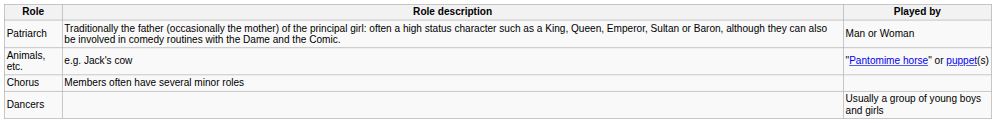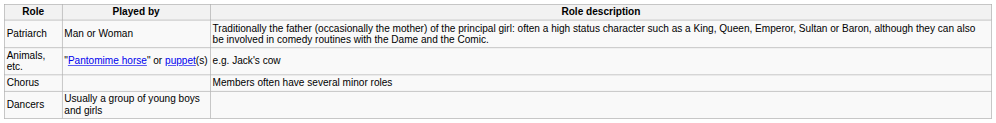columns swapped: (453, 12) <-> (917, 12)
